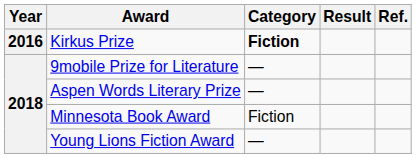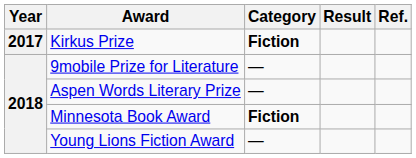(26, 41) 2016 -> (26, 41) 2017
(271, 116) normal -> (274, 116) bold
